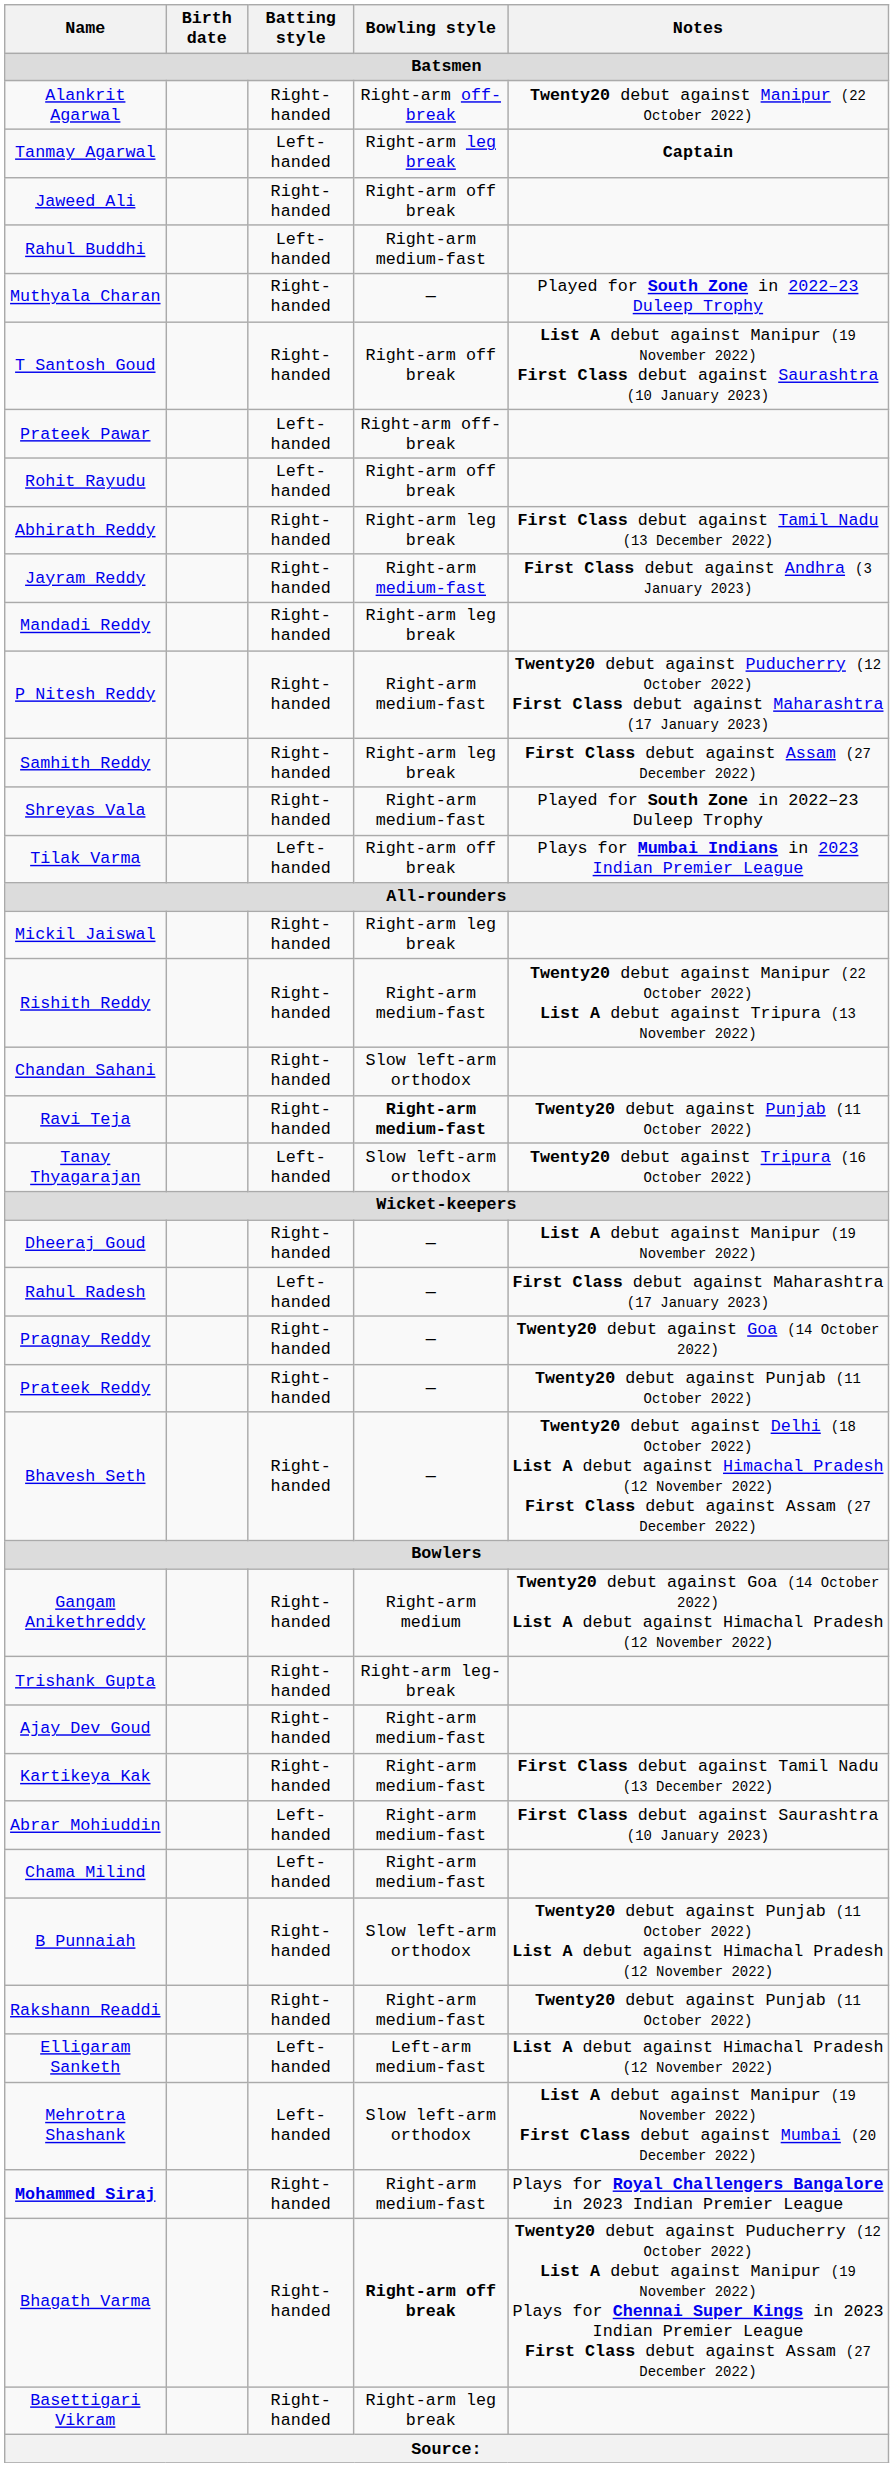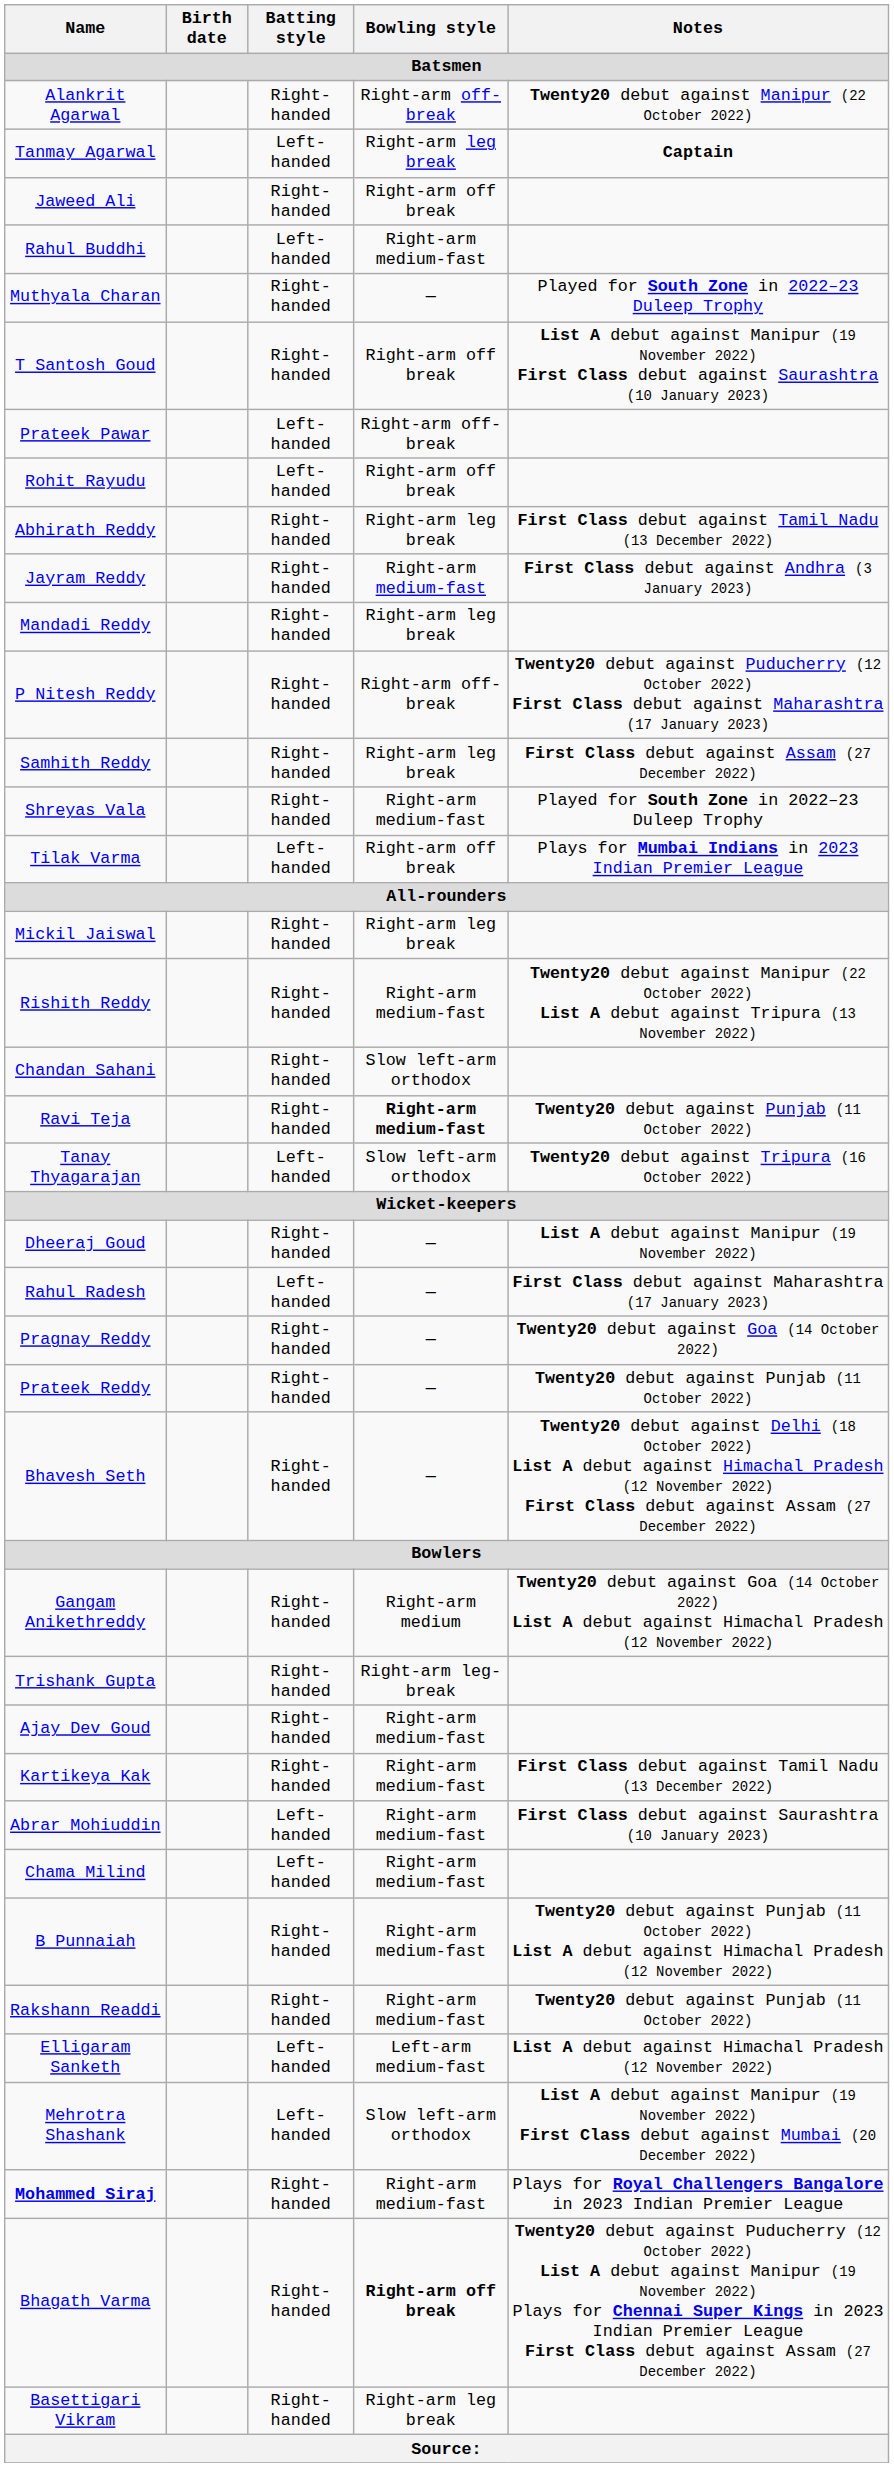(431, 694) Right-arm medium-fast -> (431, 694) Right-arm off-break
(431, 1941) Slow left-arm orthodox -> (431, 1941) Right-arm medium-fast
